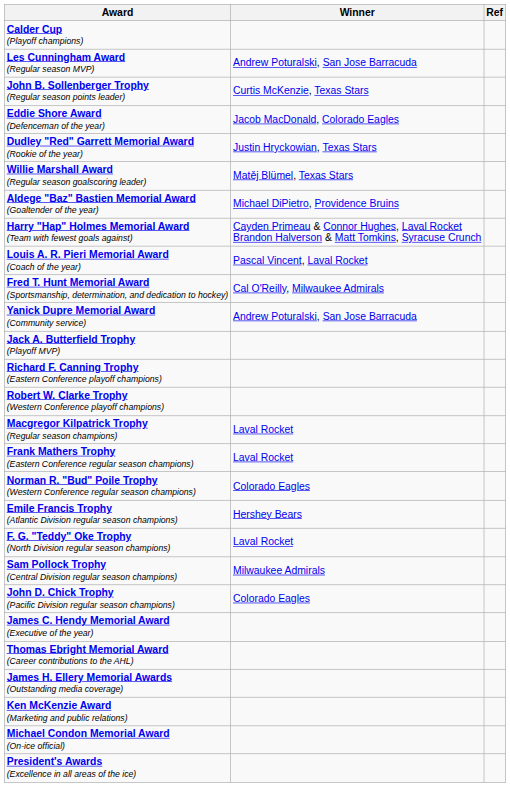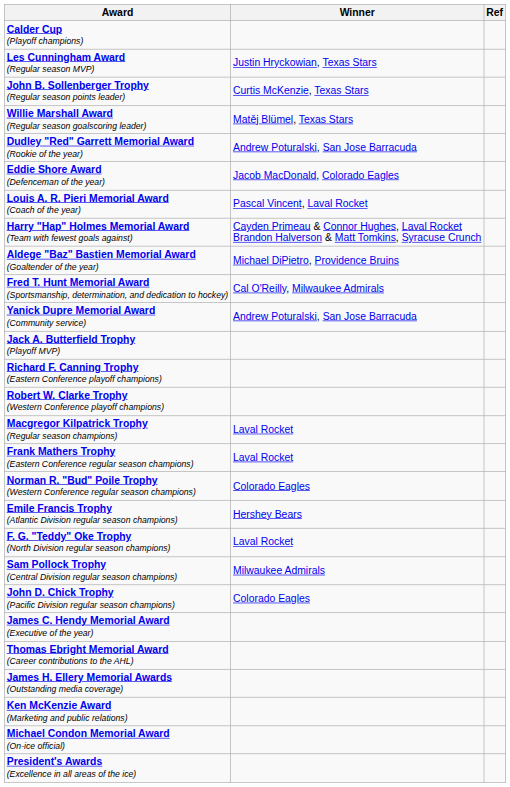(325, 63) Andrew Poturalski, San Jose Barracuda -> (305, 63) Justin Hryckowian, Texas Stars
rows swapped: (77, 176) <-> (56, 119)
(305, 147) Justin Hryckowian, Texas Stars -> (325, 147) Andrew Poturalski, San Jose Barracuda
rows swapped: (101, 204) <-> (88, 260)
